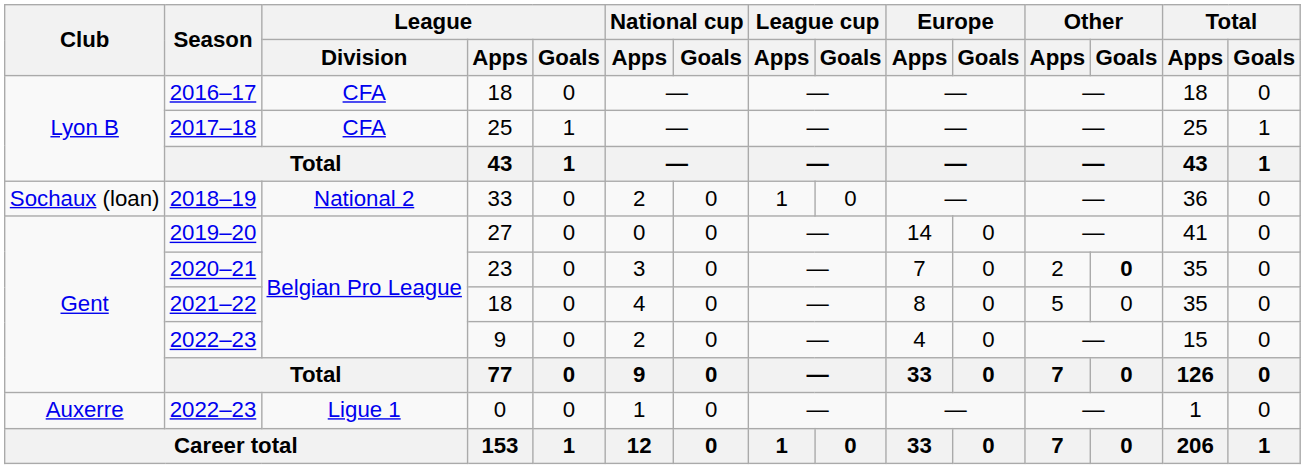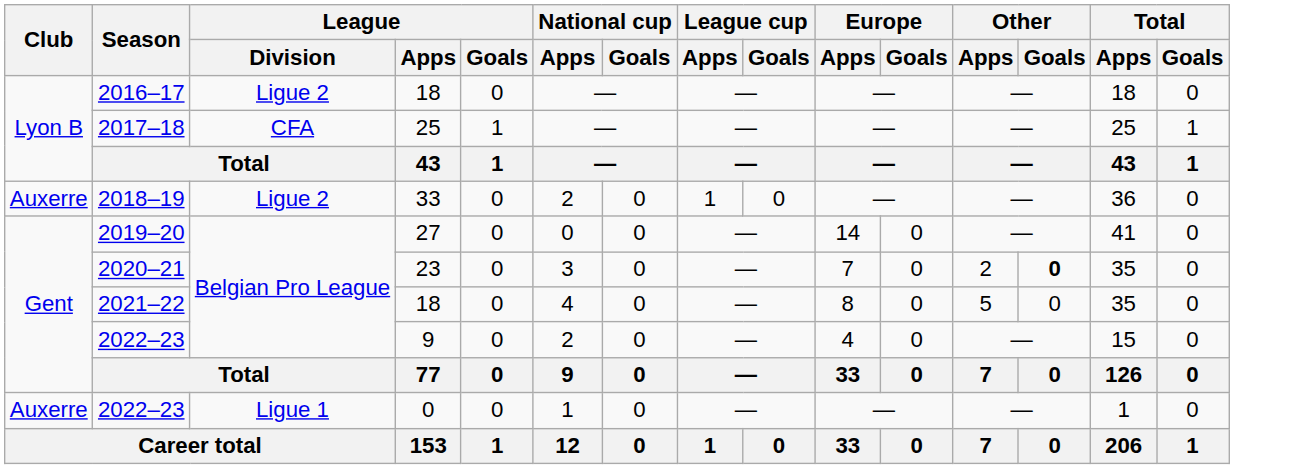(364, 92) CFA -> (292, 92) Ligue 2
(85, 198) Sochaux (loan) -> (49, 198) Auxerre
(364, 198) National 2 -> (292, 198) Ligue 2
